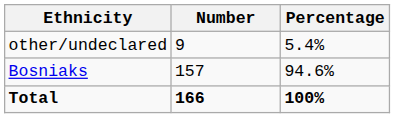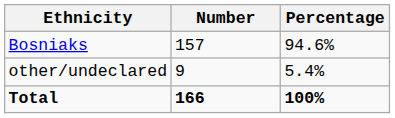rows swapped: (48, 72) <-> (88, 45)
